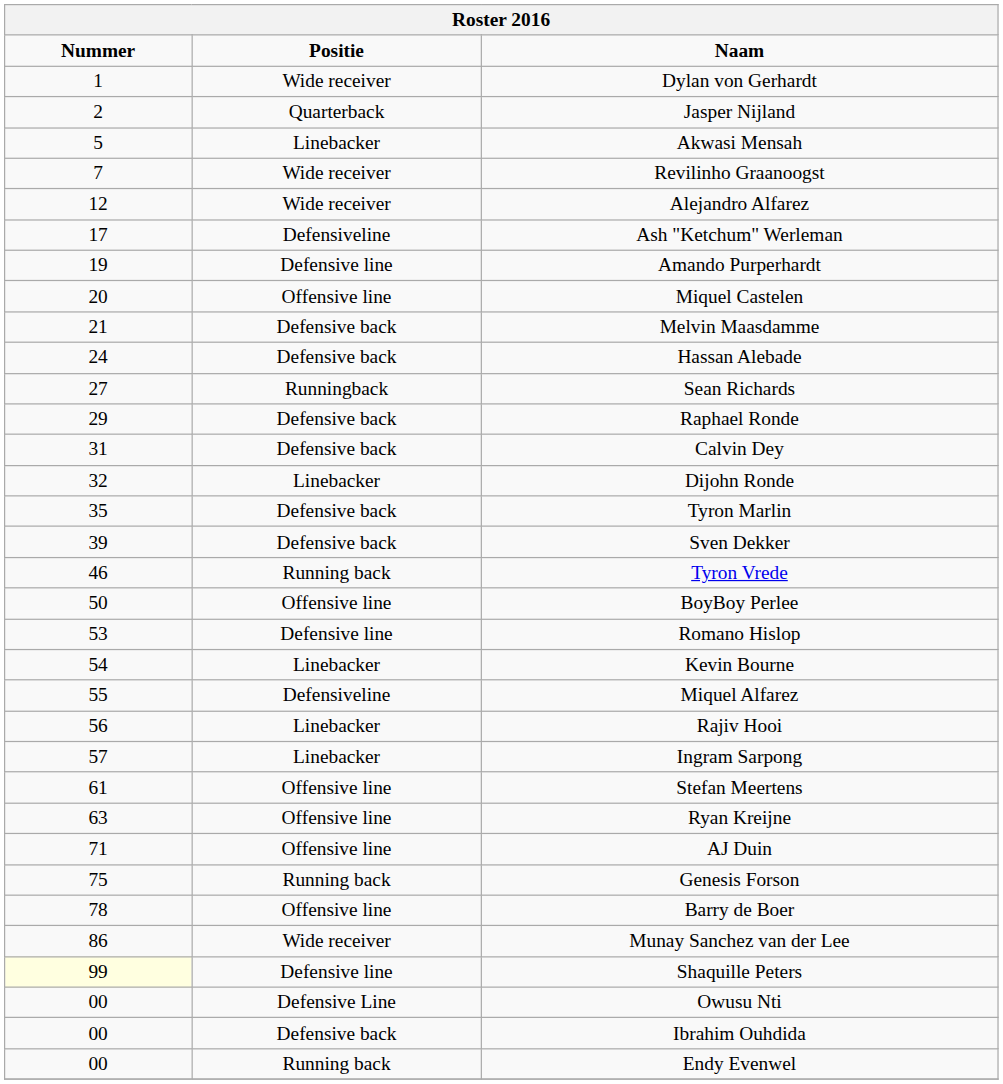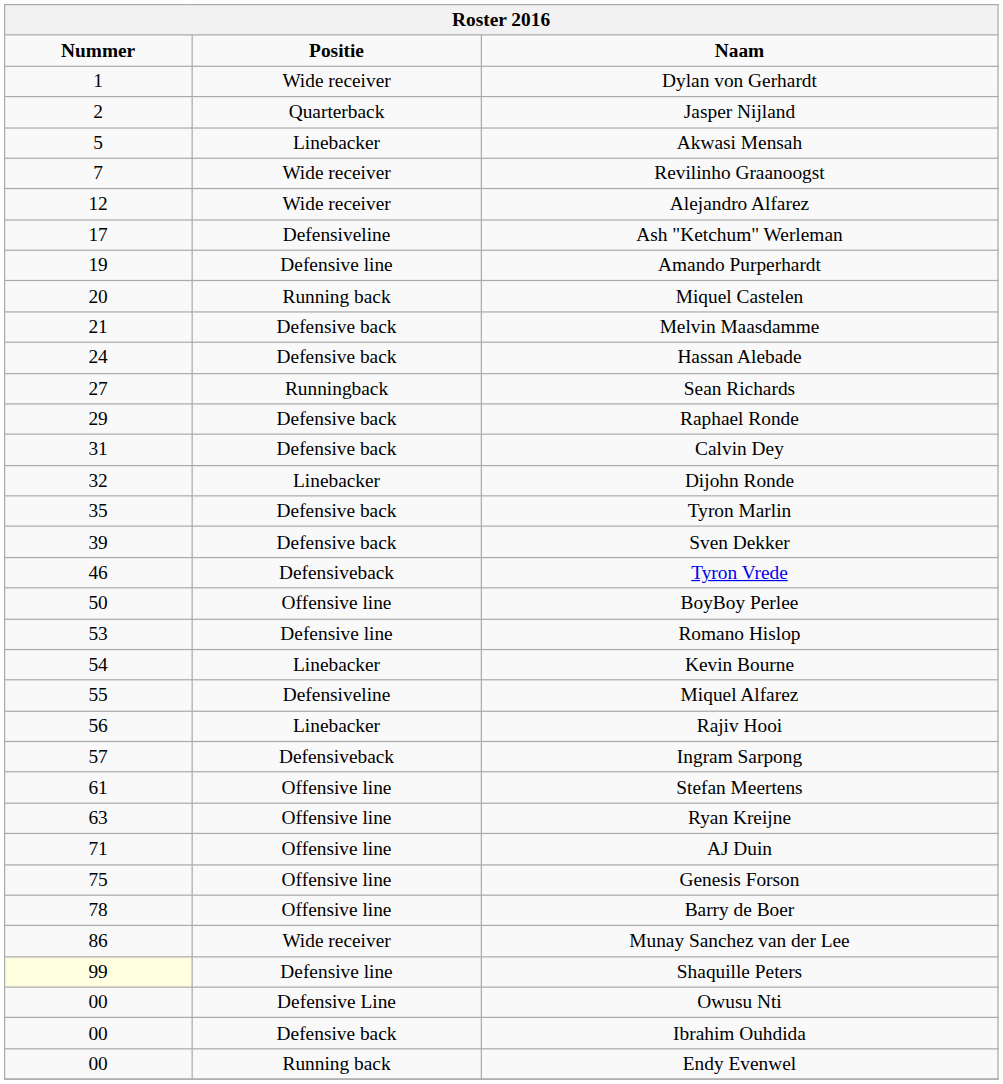(337, 296) Offensive line -> (337, 296) Running back
(337, 572) Running back -> (337, 572) Defensiveback
(337, 756) Linebacker -> (337, 756) Defensiveback
(337, 879) Running back -> (337, 879) Offensive line
